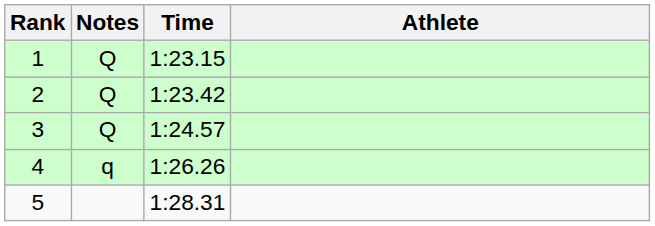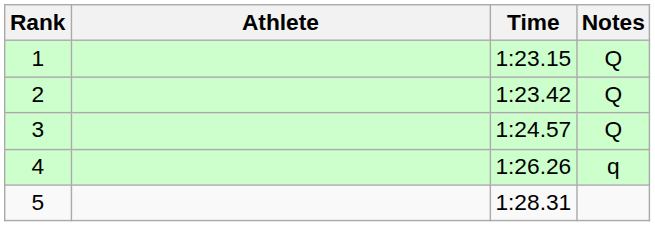columns swapped: (440, 22) <-> (108, 22)
